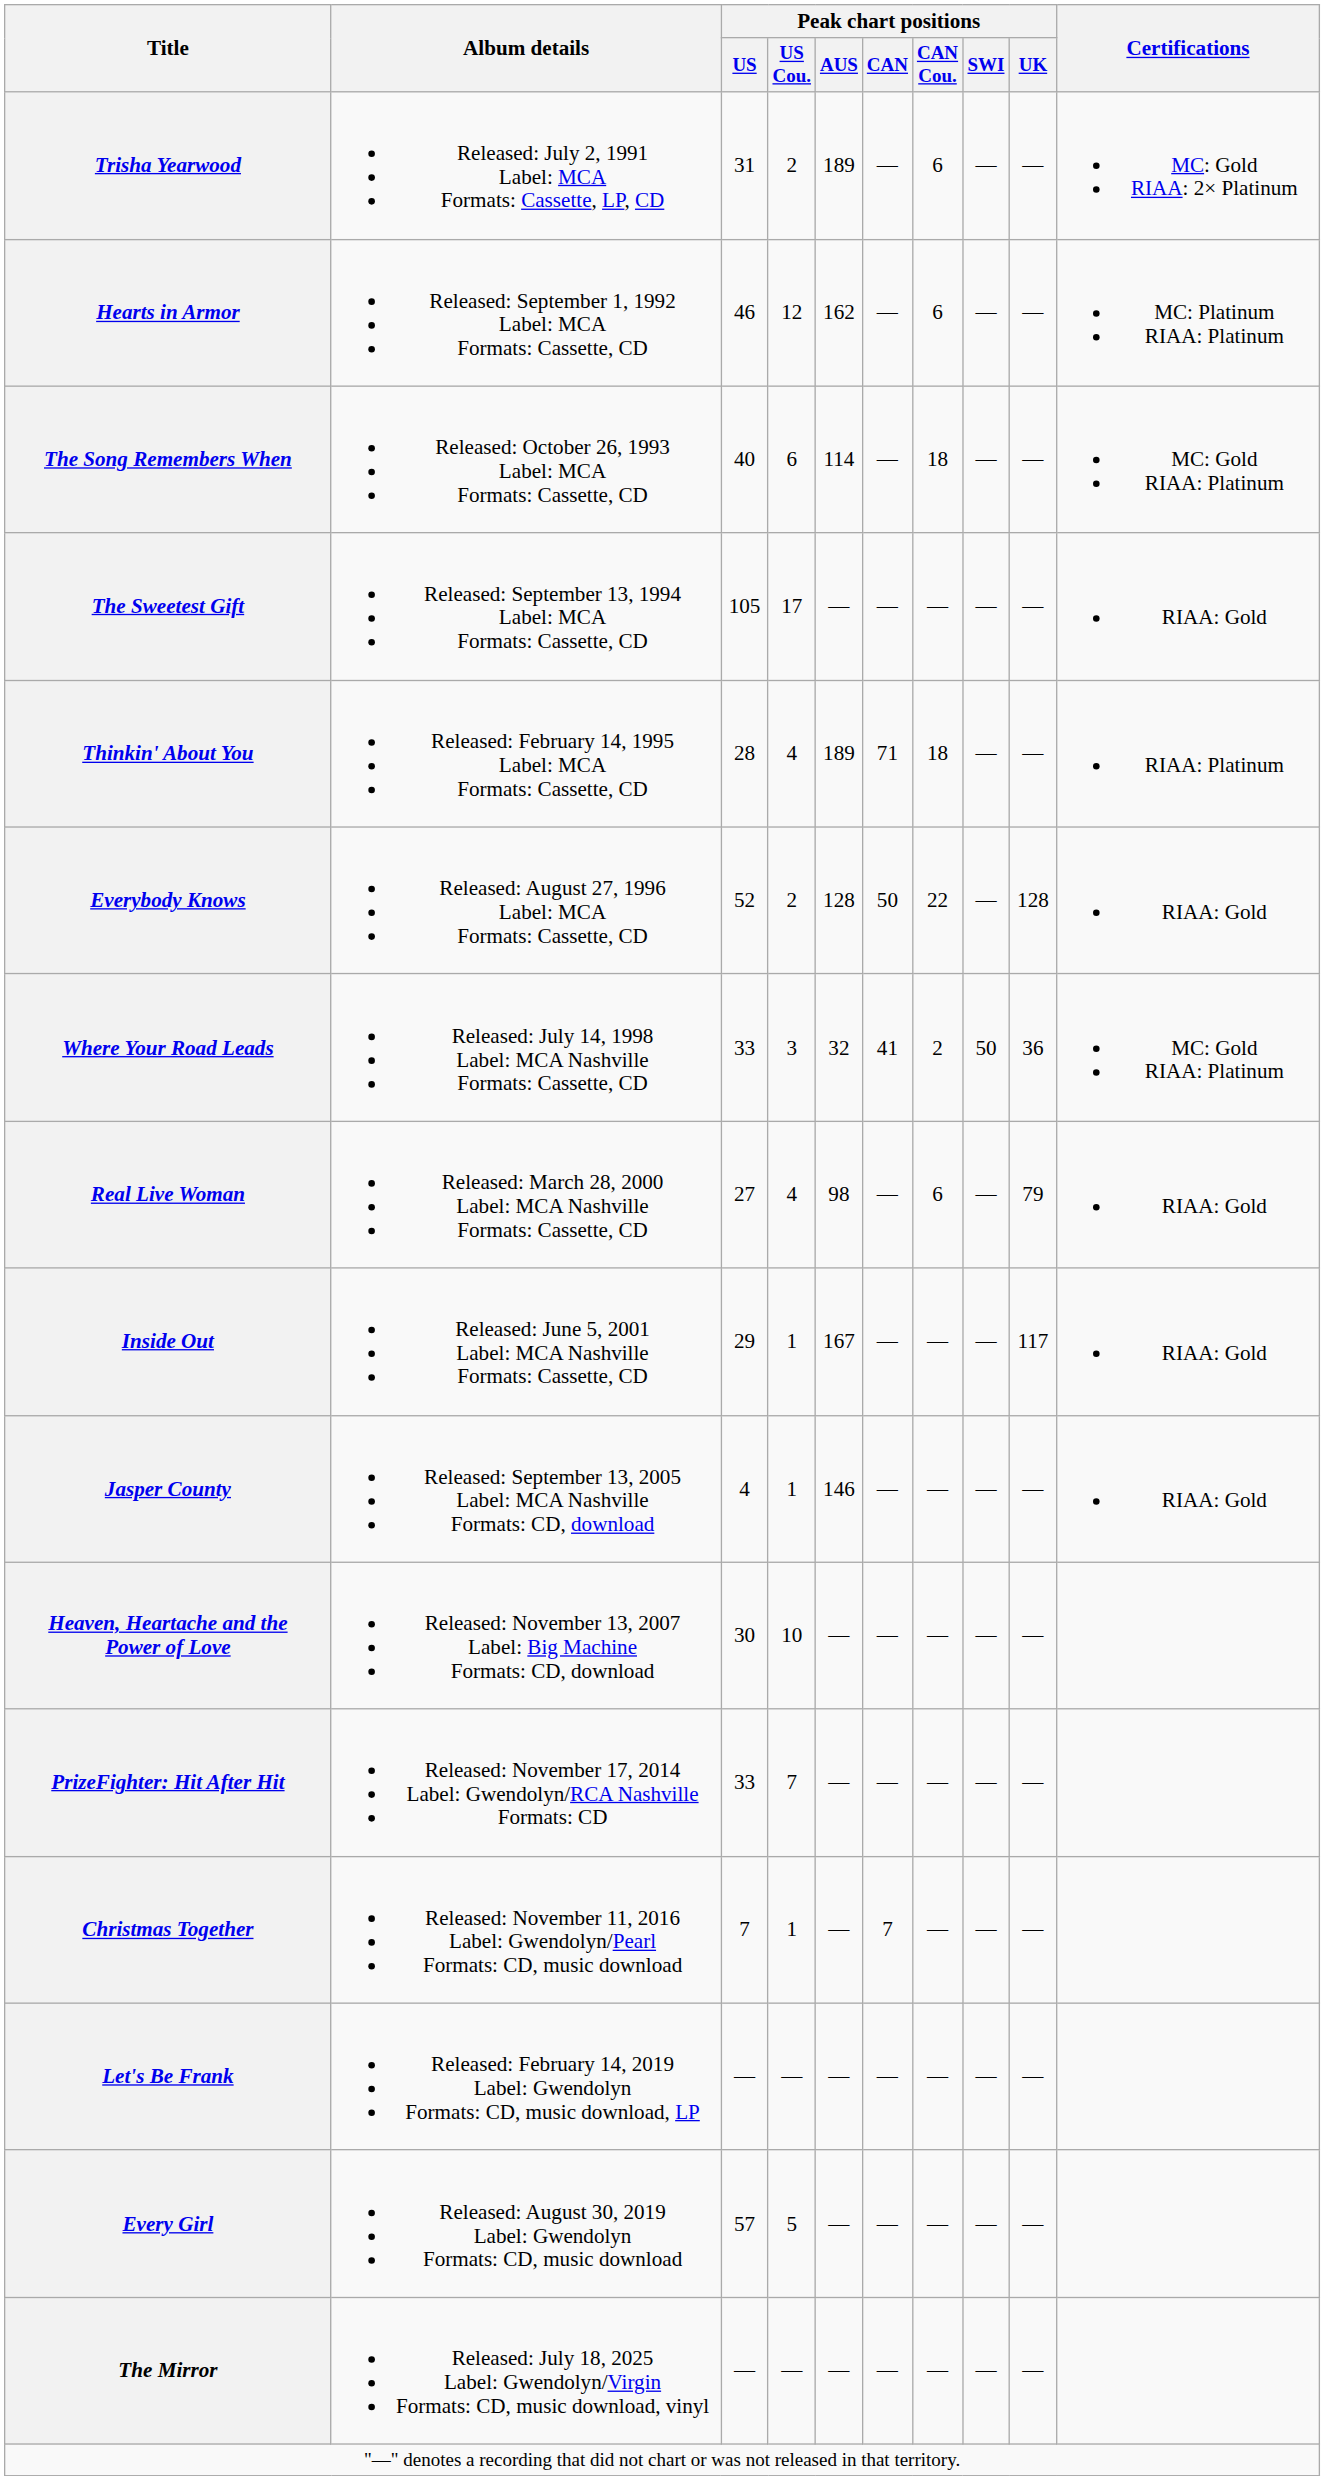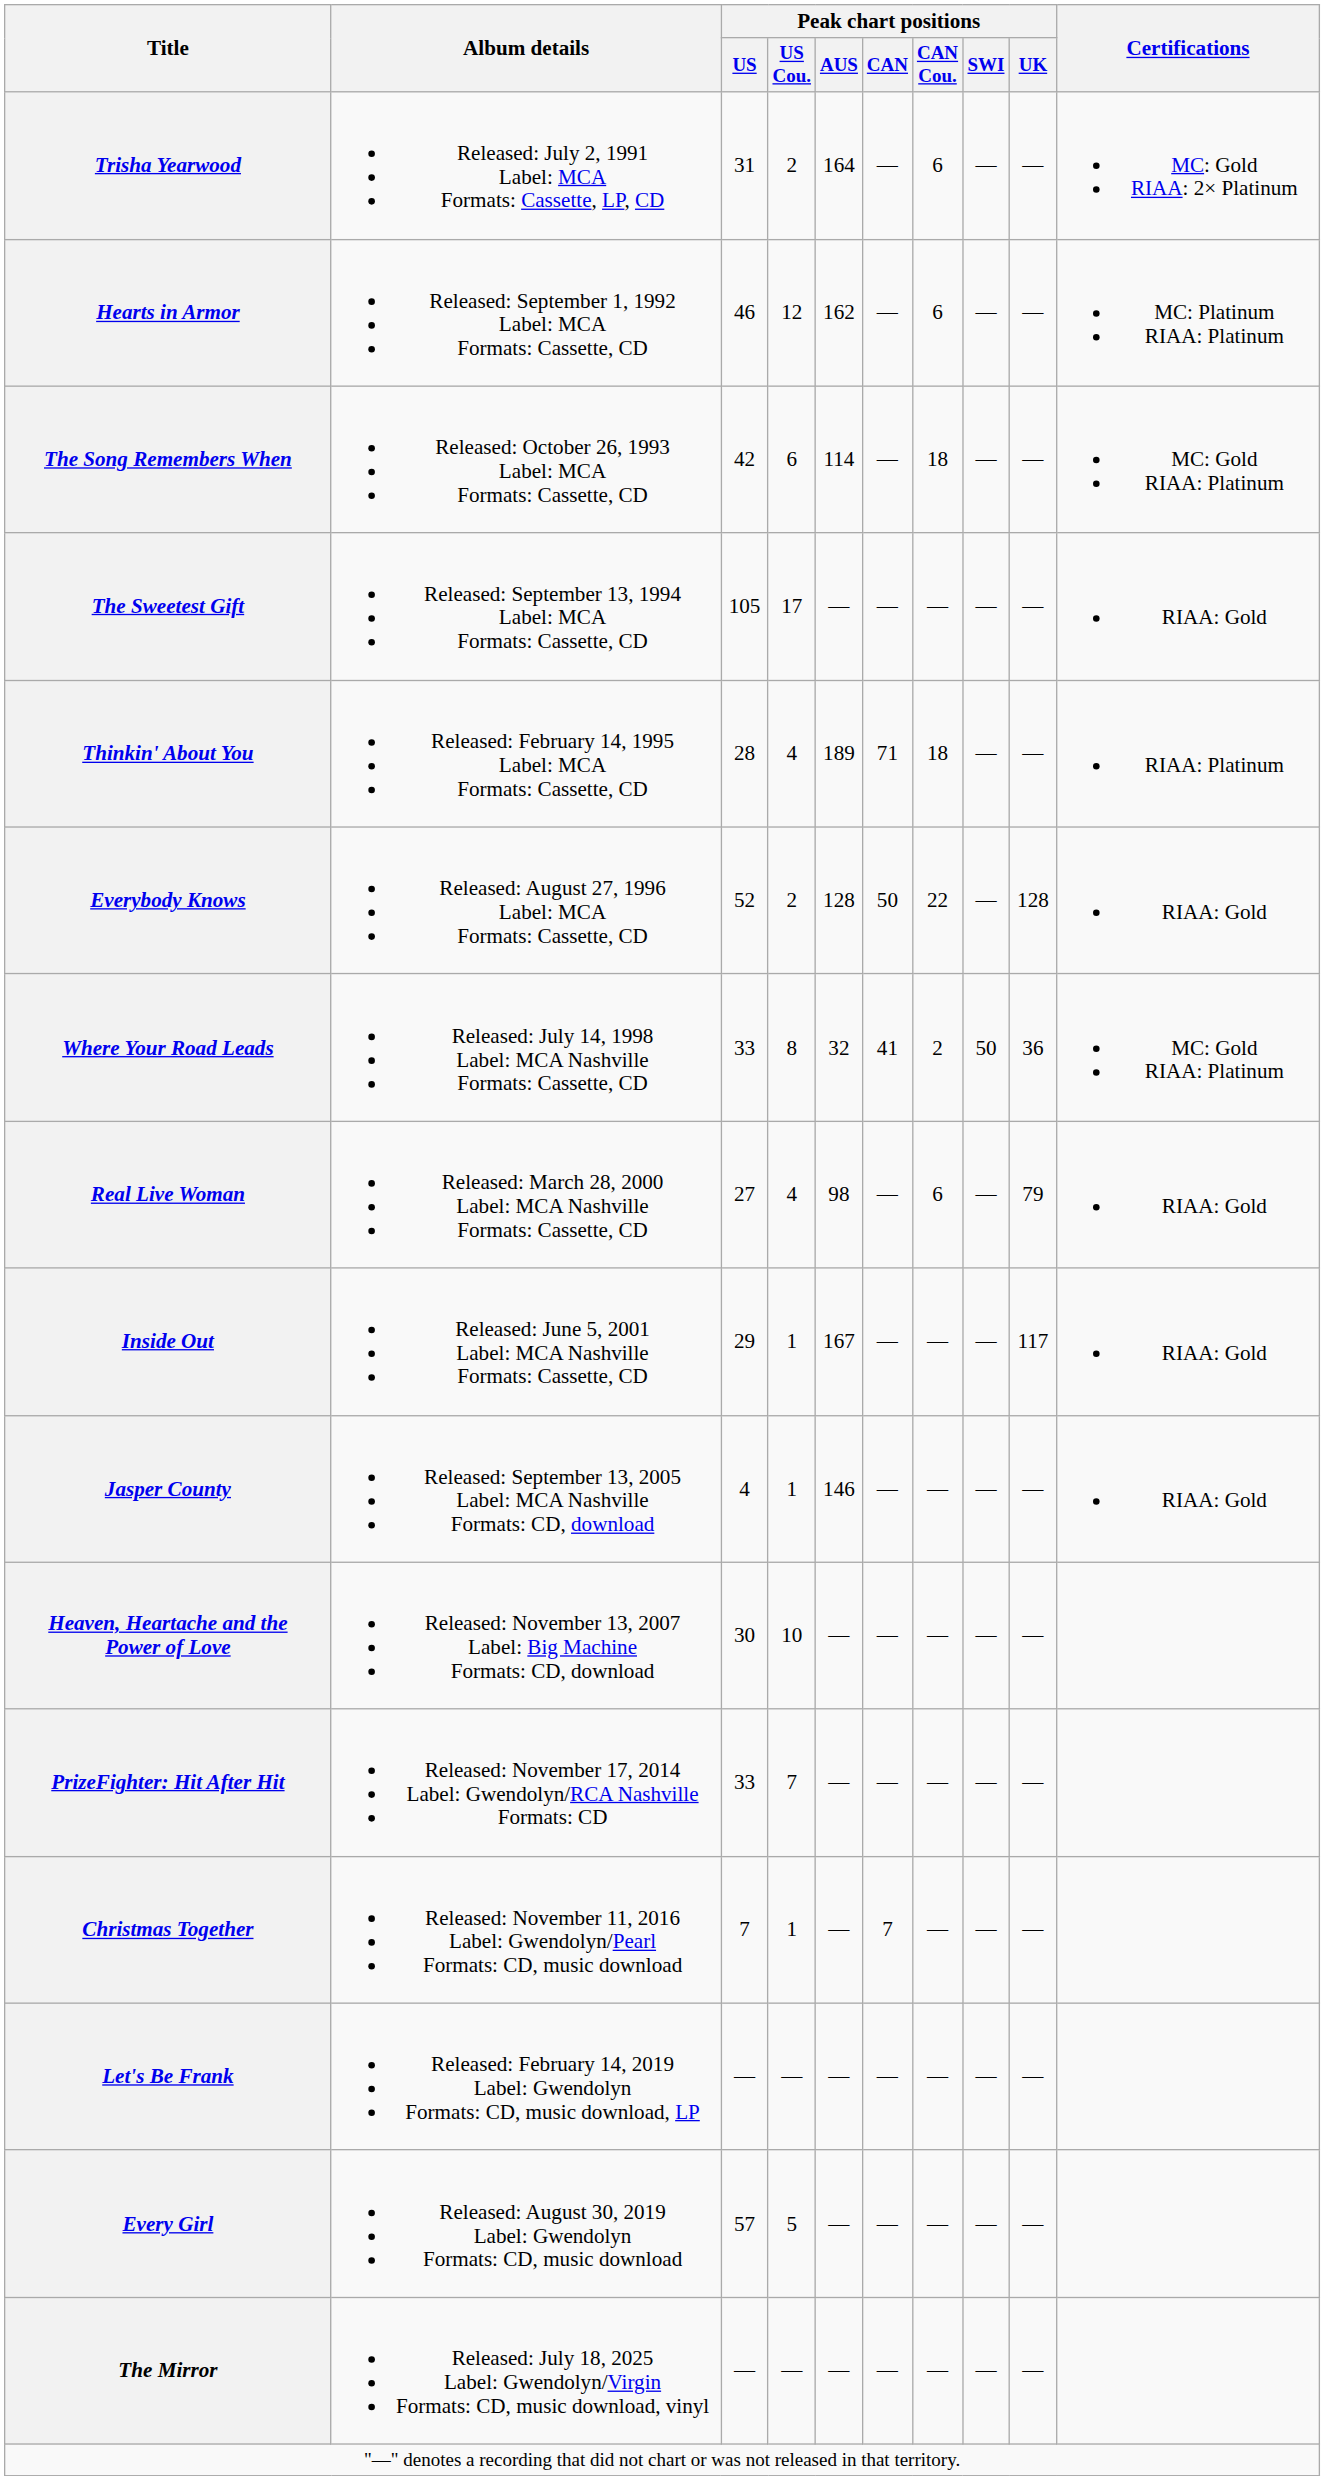(839, 165) 189 -> (839, 165) 164
(745, 459) 40 -> (745, 459) 42
(792, 1047) 3 -> (792, 1047) 8
